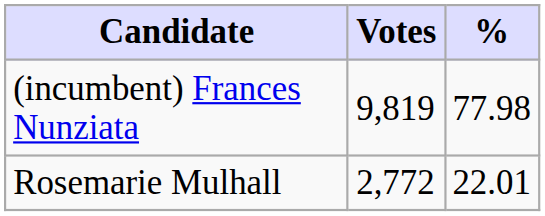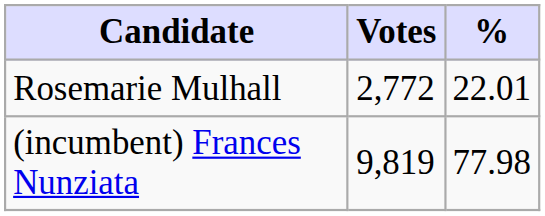rows swapped: (157, 107) <-> (147, 182)
